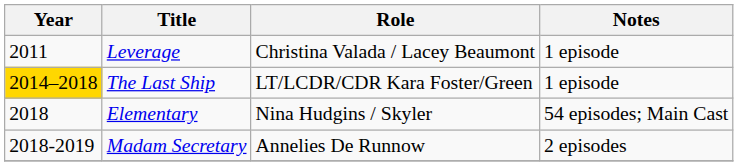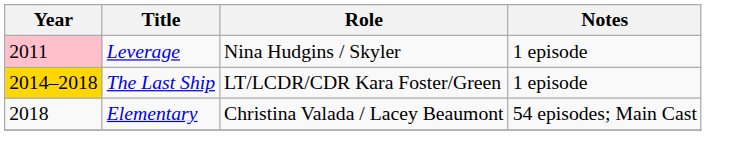(28, 51) no background -> (28, 51) pink background
(395, 51) Christina Valada / Lacey Beaumont -> (312, 51) Nina Hudgins / Skyler
(344, 113) Nina Hudgins / Skyler -> (364, 113) Christina Valada / Lacey Beaumont
- row: (177, 144)
